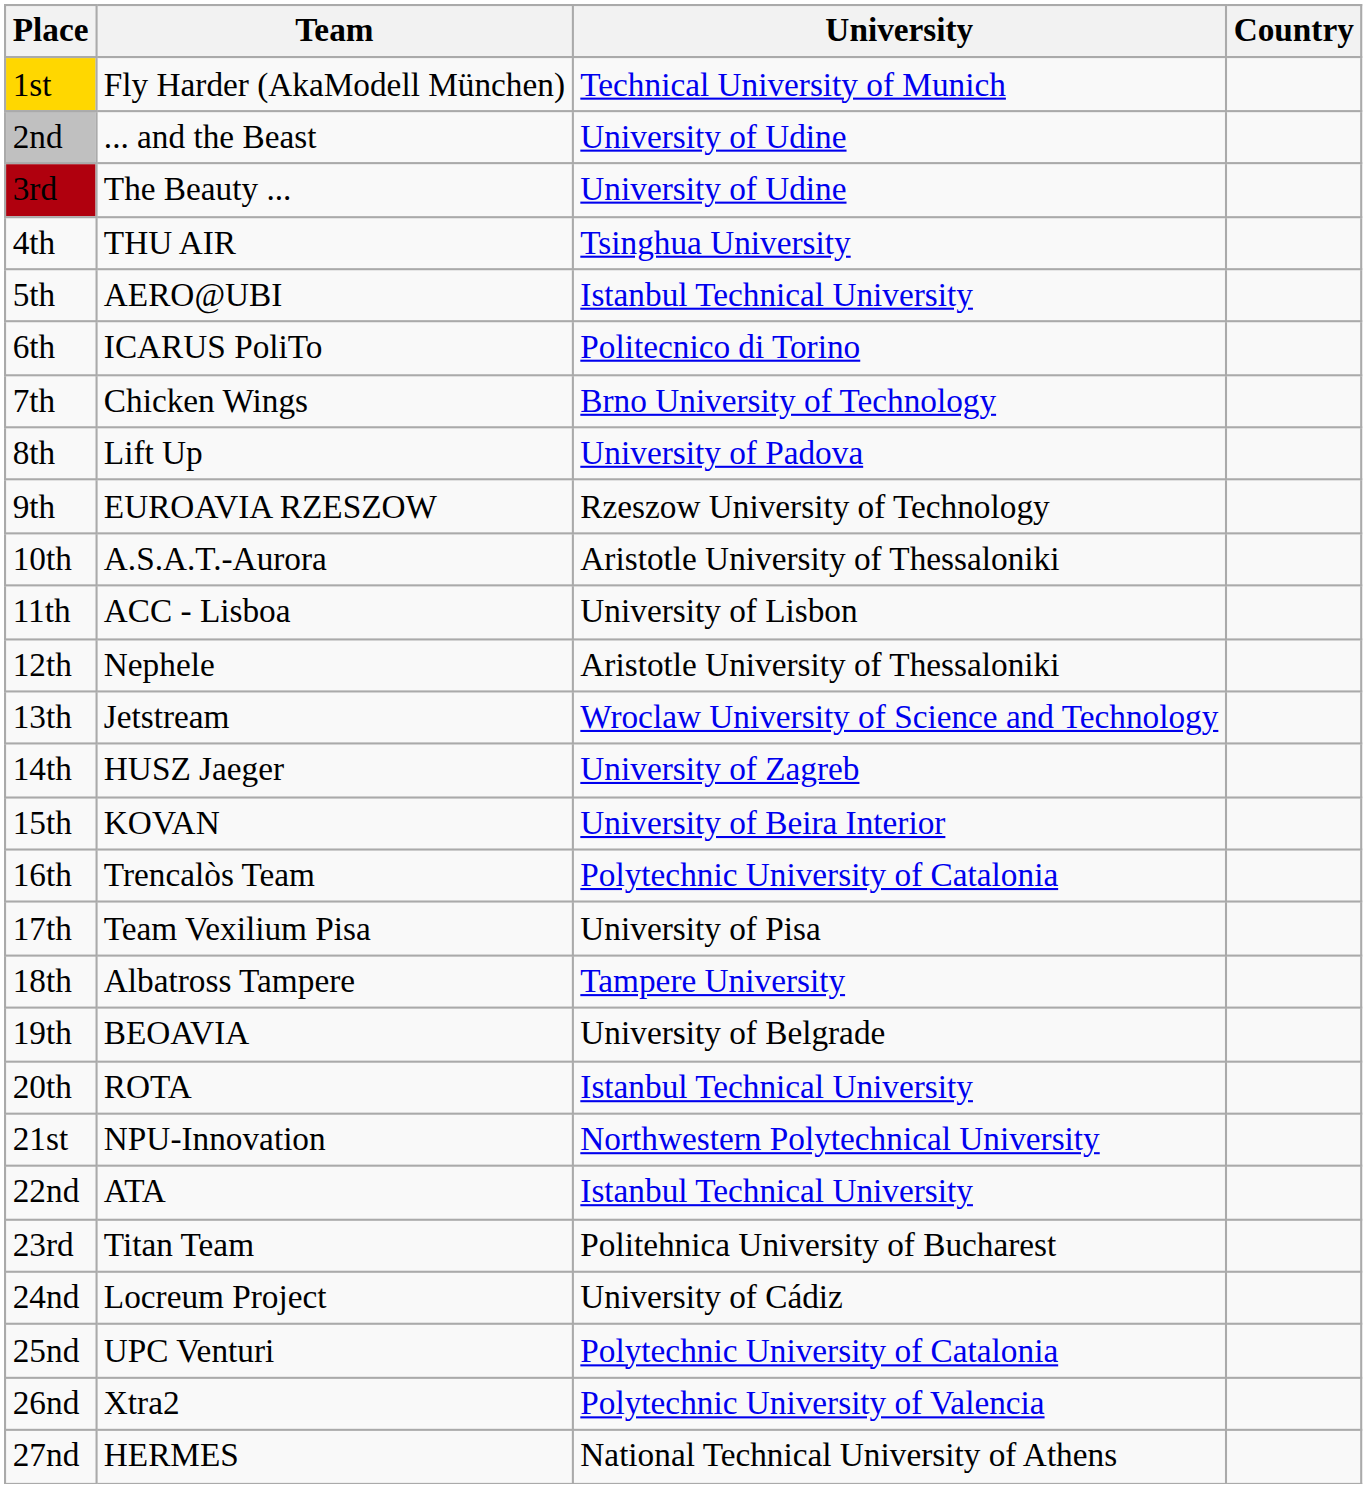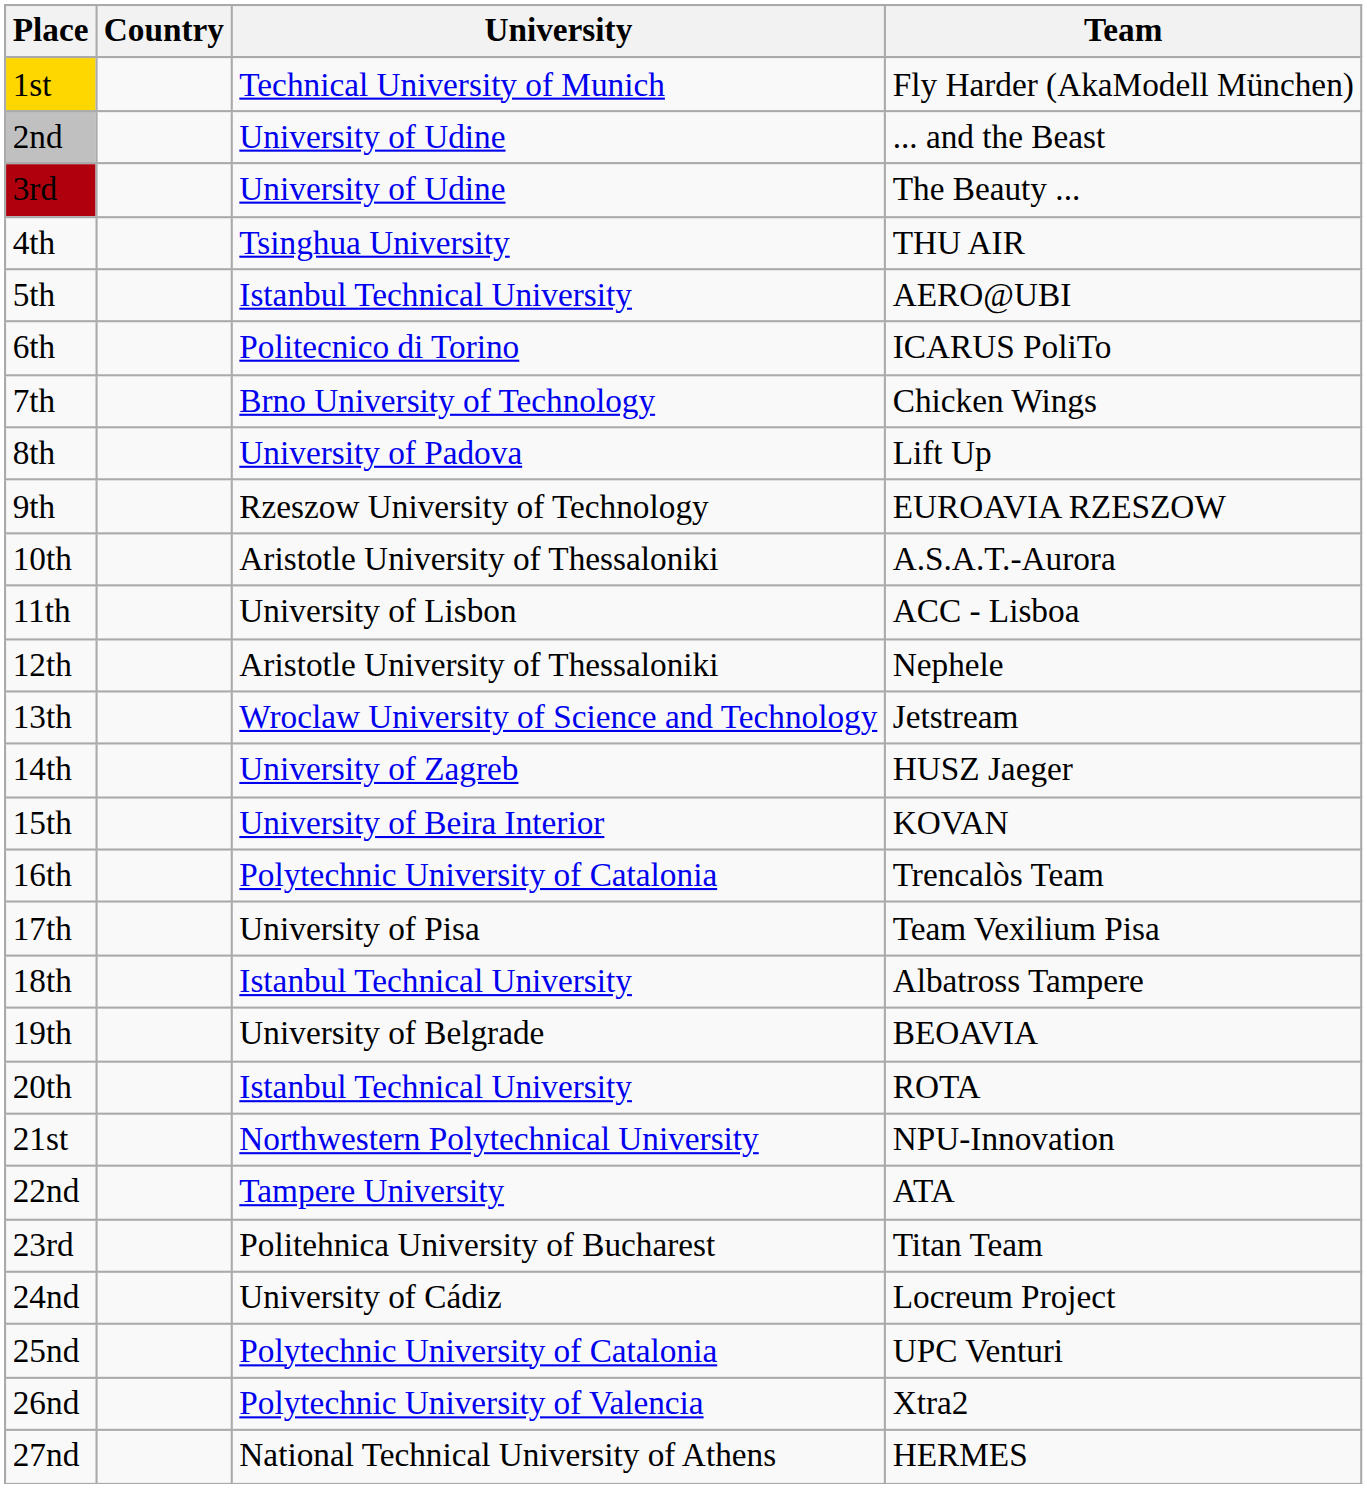columns swapped: (334, 30) <-> (1294, 30)
(713, 980) Tampere University -> (436, 980) Istanbul Technical University
(777, 1192) Istanbul Technical University -> (372, 1192) Tampere University
